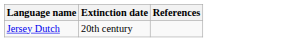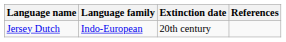+ column: (118, 12)
